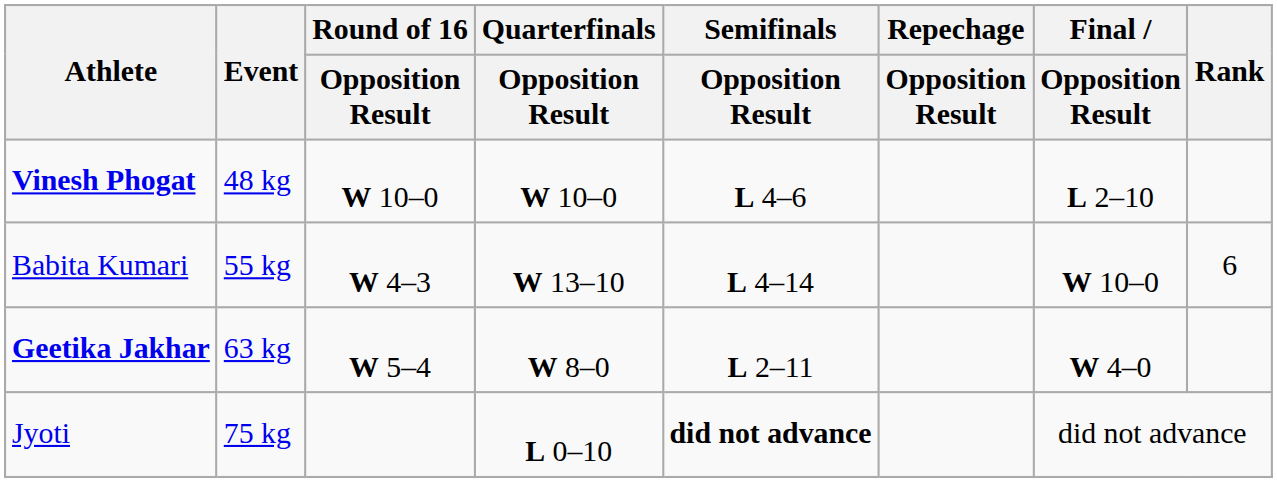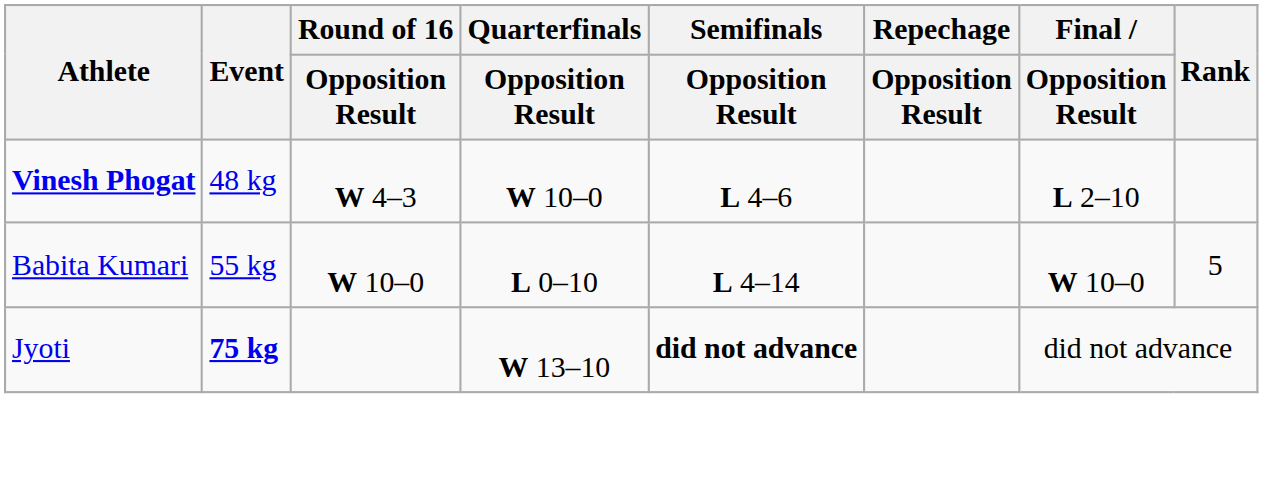(390, 198) W 10–0 -> (376, 198) W 4–3
(390, 282) W 4–3 -> (376, 282) W 10–0
(569, 282) W 13–10 -> (554, 282) L 0–10
(1230, 264) 6 -> (1215, 264) 5
- row: (111, 349)
(257, 433) normal -> (244, 349) bold
(569, 451) L 0–10 -> (554, 366) W 13–10
